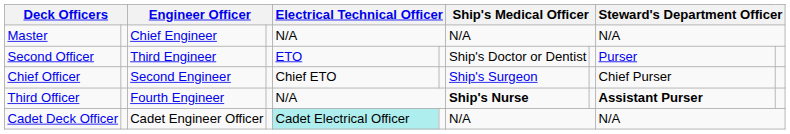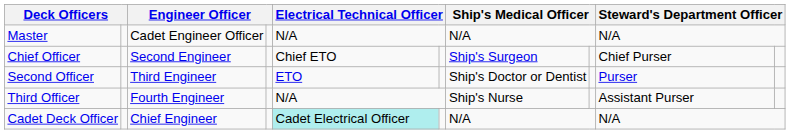(174, 35) Chief Engineer -> (197, 35) Cadet Engineer Officer
rows swapped: (44, 77) <-> (51, 56)
(489, 98) bold -> (486, 98) normal
(651, 98) bold -> (646, 98) normal
(197, 118) Cadet Engineer Officer -> (174, 118) Chief Engineer
